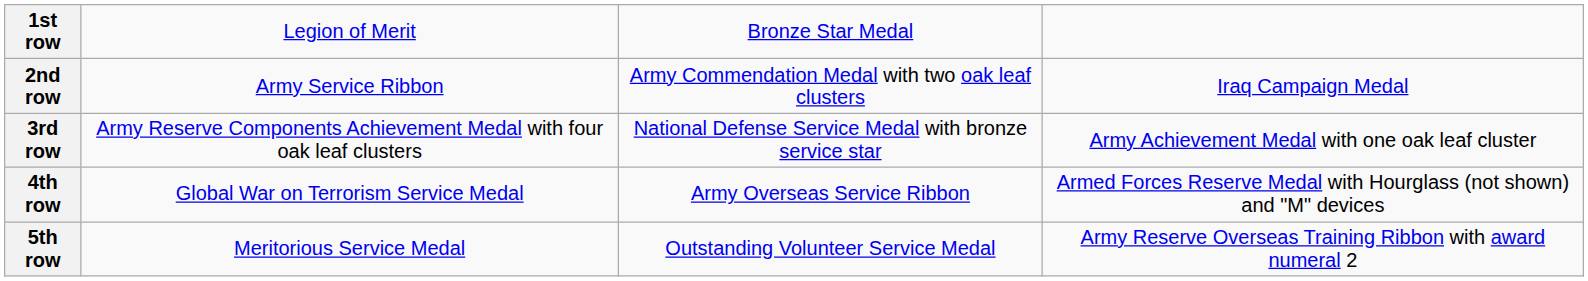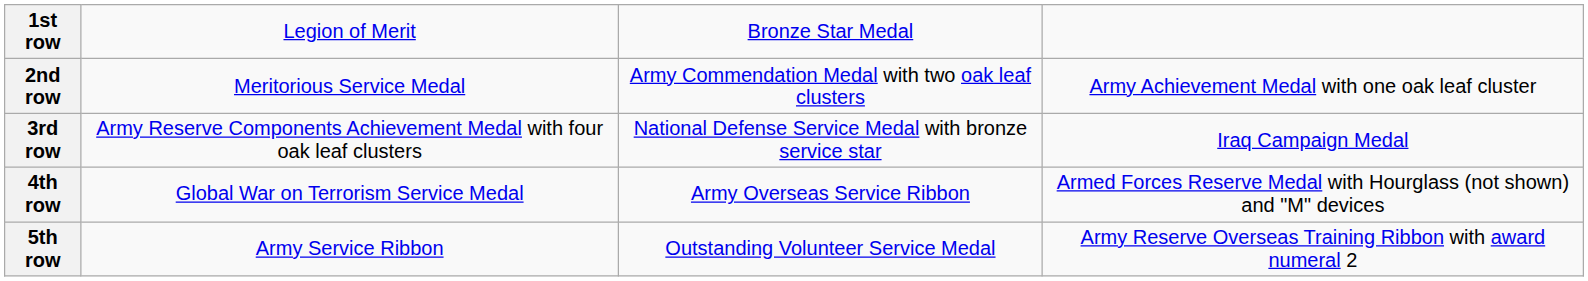(350, 85) Army Service Ribbon -> (350, 85) Meritorious Service Medal
(1313, 85) Iraq Campaign Medal -> (1313, 85) Army Achievement Medal with one oak leaf cluster
(1313, 140) Army Achievement Medal with one oak leaf cluster -> (1313, 140) Iraq Campaign Medal
(350, 248) Meritorious Service Medal -> (350, 248) Army Service Ribbon
